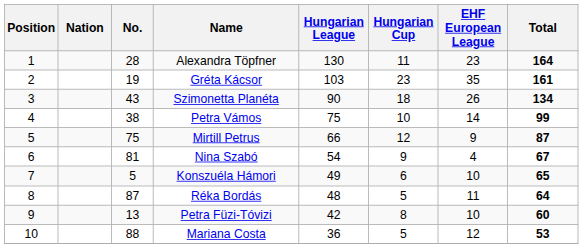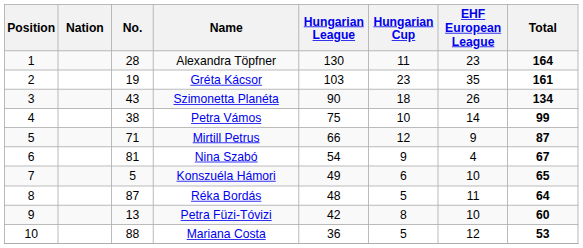(133, 138) 75 -> (133, 138) 71
